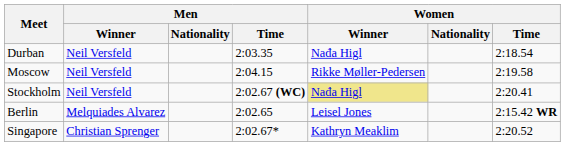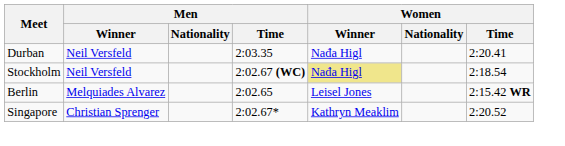(514, 53) 2:18.54 -> (488, 53) 2:20.41
- row: (28, 72)
(514, 92) 2:20.41 -> (488, 72) 2:18.54
